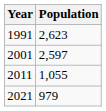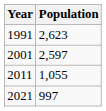(48, 95) 979 -> (48, 95) 997
